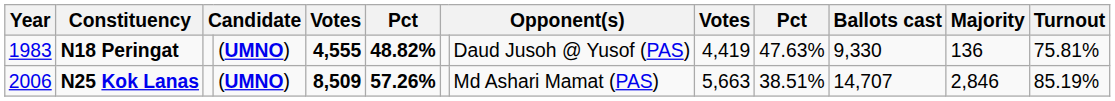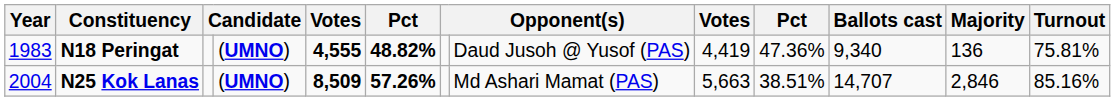(792, 50) 47.63% -> (792, 50) 47.36%
(858, 50) 9,330 -> (858, 50) 9,340
(30, 81) 2006 -> (30, 81) 2004
(1066, 81) 85.19% -> (1066, 81) 85.16%
